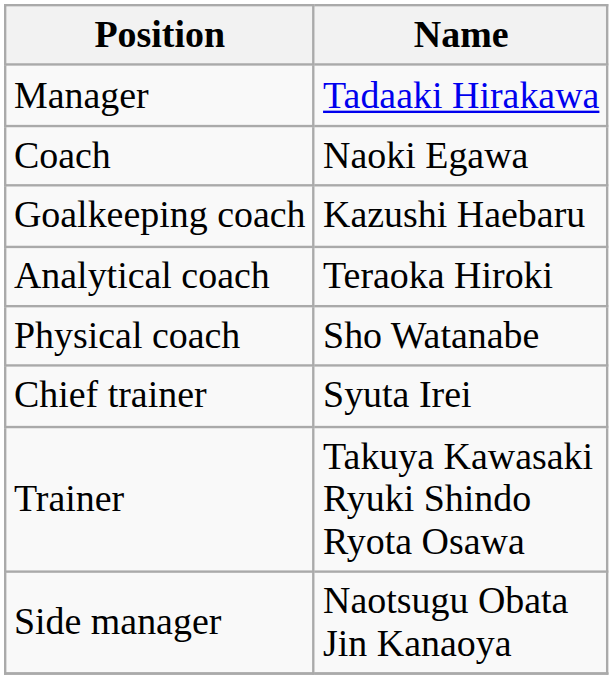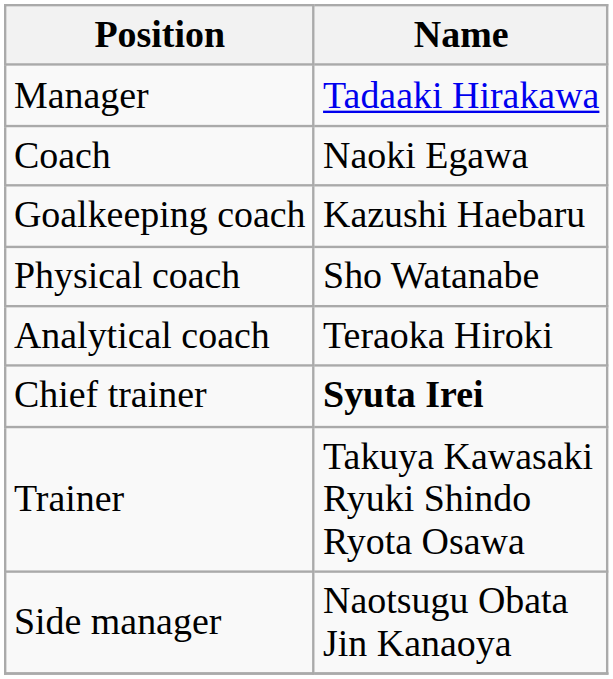rows swapped: (142, 275) <-> (127, 335)
(397, 395) normal -> (403, 395) bold
